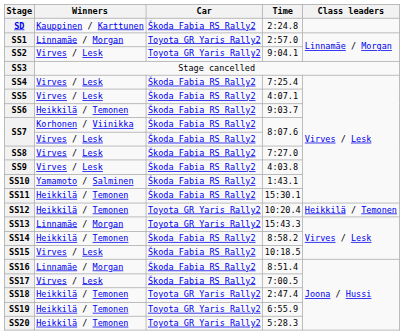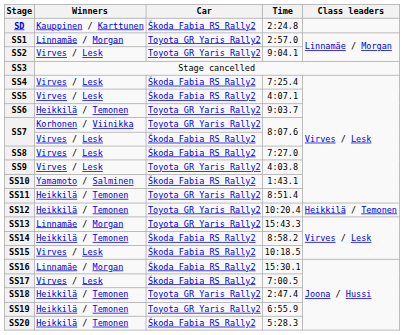(202, 111) Škoda Fabia RS Rally2 -> (204, 111) Toyota GR Yaris Rally2
(202, 125) Škoda Fabia RS Rally2 -> (204, 125) Toyota GR Yaris Rally2
(202, 167) Škoda Fabia RS Rally2 -> (204, 167) Toyota GR Yaris Rally2
(202, 196) Škoda Fabia RS Rally2 -> (204, 196) Toyota GR Yaris Rally2
(283, 196) 15:30.1 -> (283, 196) 8:51.4
(283, 267) 8:51.4 -> (283, 267) 15:30.1
(204, 323) Toyota GR Yaris Rally2 -> (202, 323) Škoda Fabia RS Rally2
